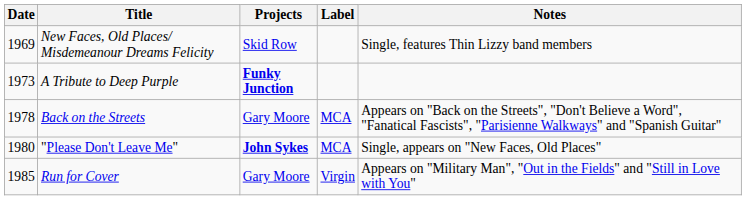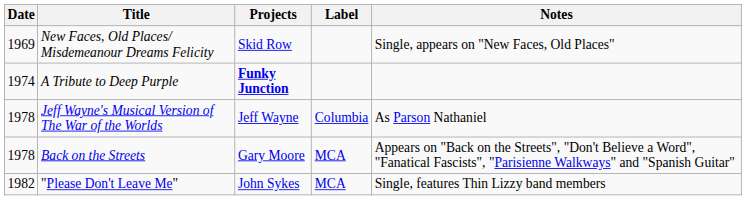(477, 44) Single, features Thin Lizzy band members -> (495, 44) Single, appears on "New Faces, Old Places"
(21, 81) 1973 -> (21, 81) 1974
+ row: (127, 118)
(21, 147) 1980 -> (21, 184) 1982
(275, 147) bold -> (269, 184) normal
(481, 147) Single, appears on "New Faces, Old Places" -> (490, 184) Single, features Thin Lizzy band members
- row: (80, 176)
